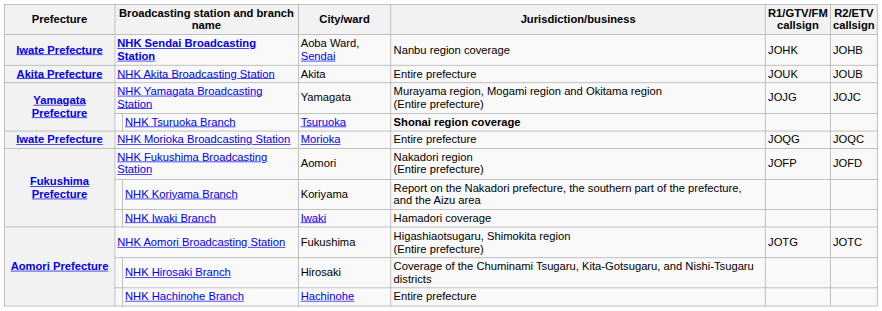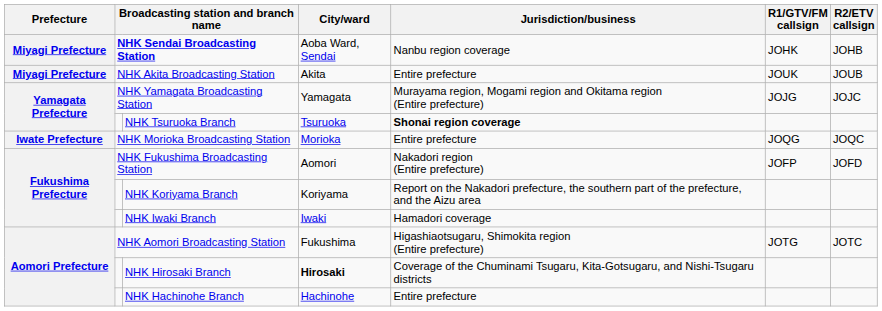(60, 50) Iwate Prefecture -> (60, 50) Miyagi Prefecture
(59, 74) Akita Prefecture -> (60, 74) Miyagi Prefecture
(321, 272) normal -> (323, 272) bold
